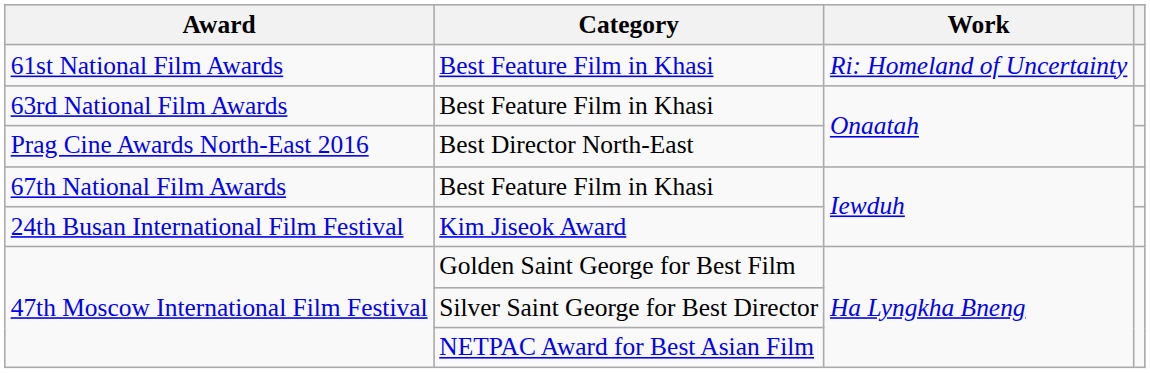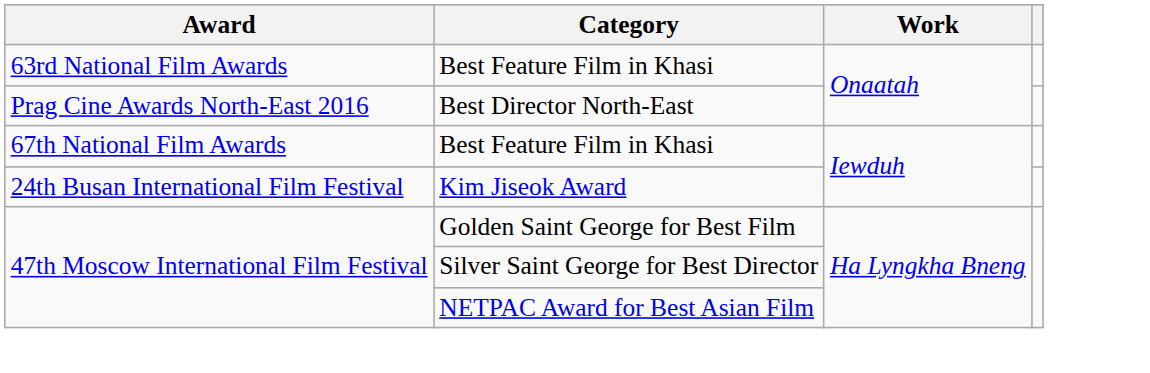- row: (147, 65)
